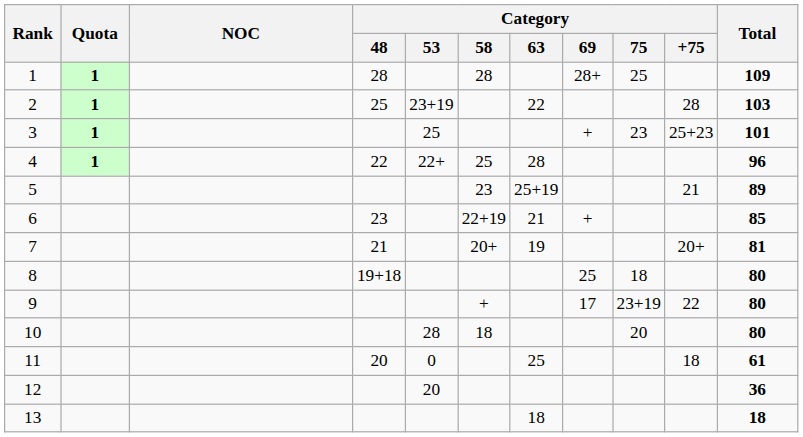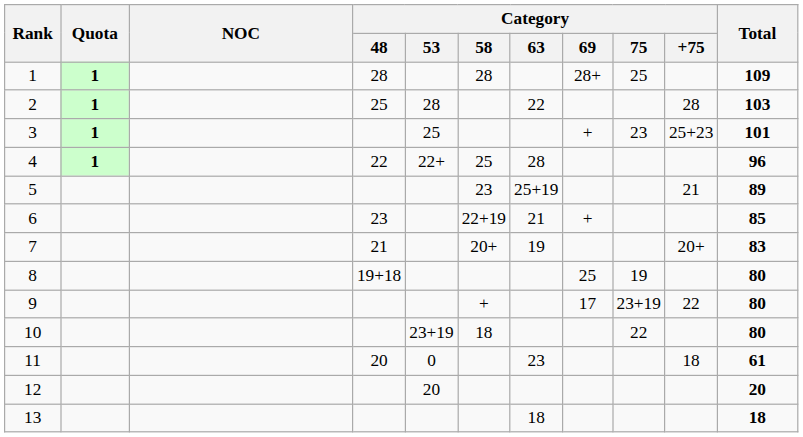(431, 104) 23+19 -> (431, 104) 28
(757, 247) 81 -> (757, 247) 83
(639, 275) 18 -> (639, 275) 19
(431, 332) 28 -> (431, 332) 23+19
(639, 332) 20 -> (639, 332) 22
(536, 361) 25 -> (536, 361) 23
(757, 389) 36 -> (757, 389) 20
